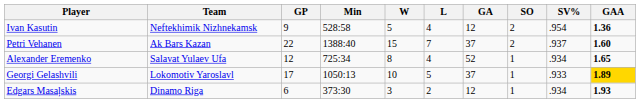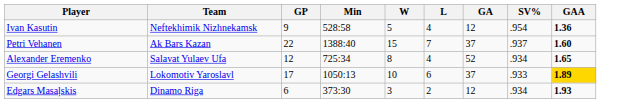- column: (527, 12)
(429, 75) 5 -> (429, 75) 6
